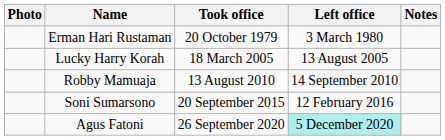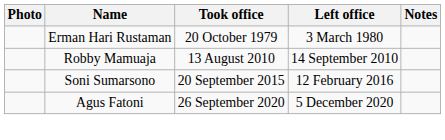- row: (110, 59)
(345, 124) paleturquoise background -> (345, 102) no background
